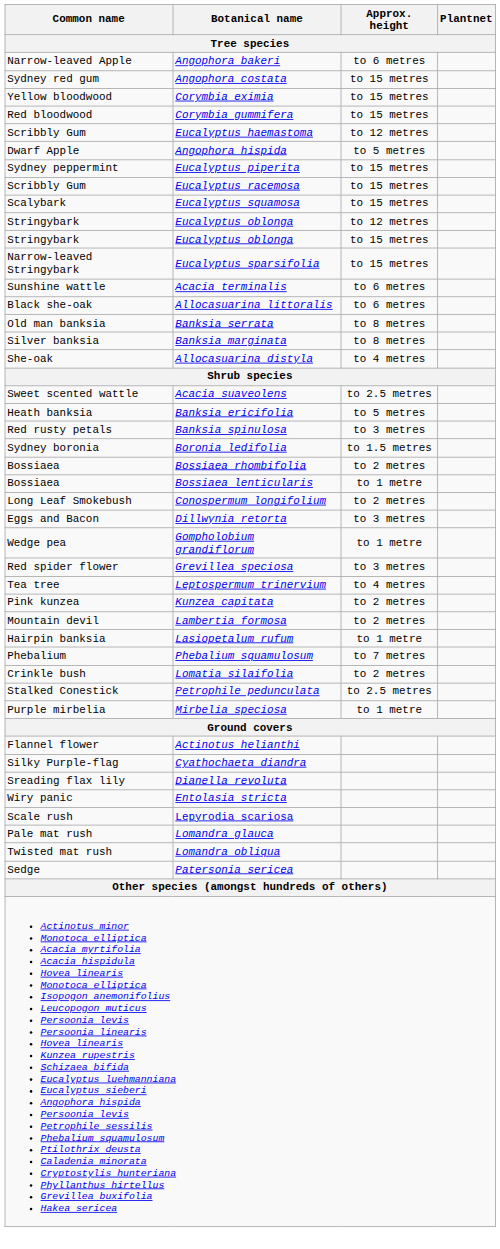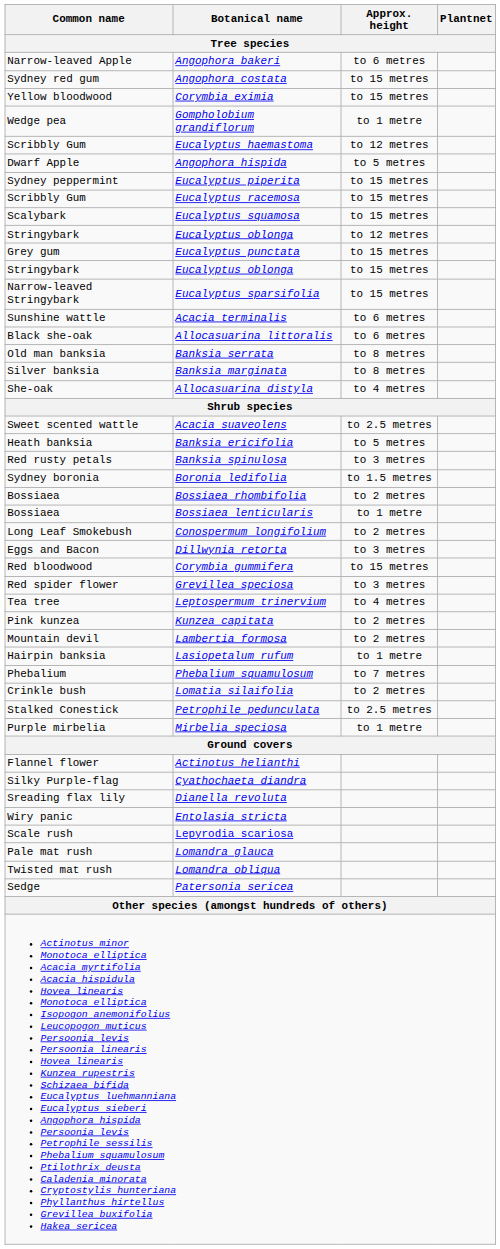rows swapped: (234, 115) <-> (215, 543)
+ row: (238, 252)
